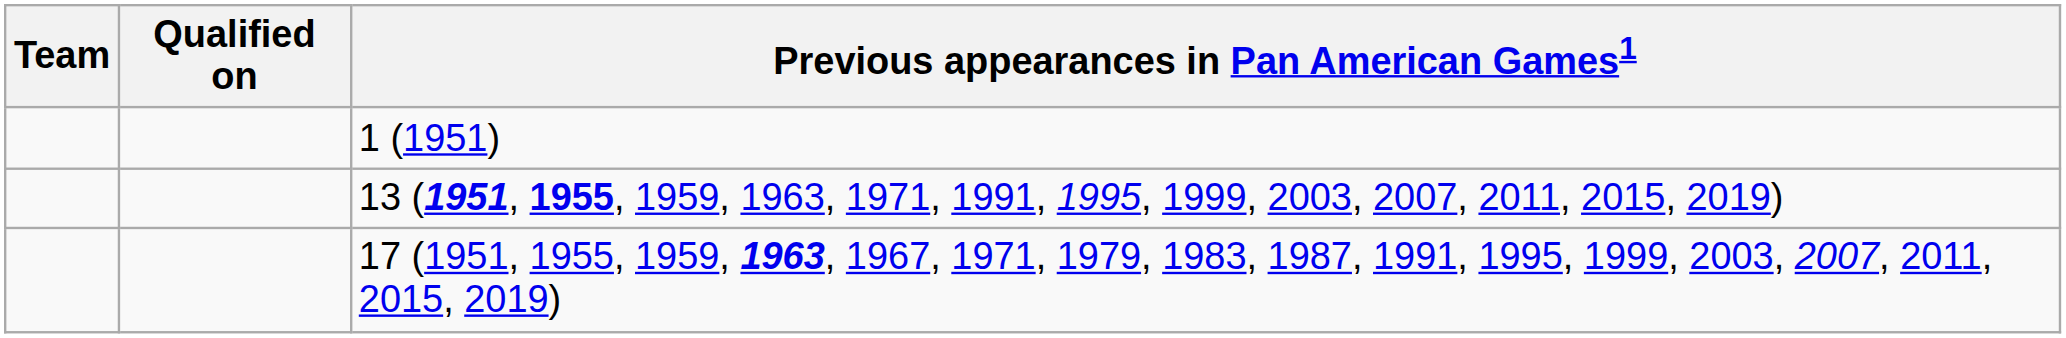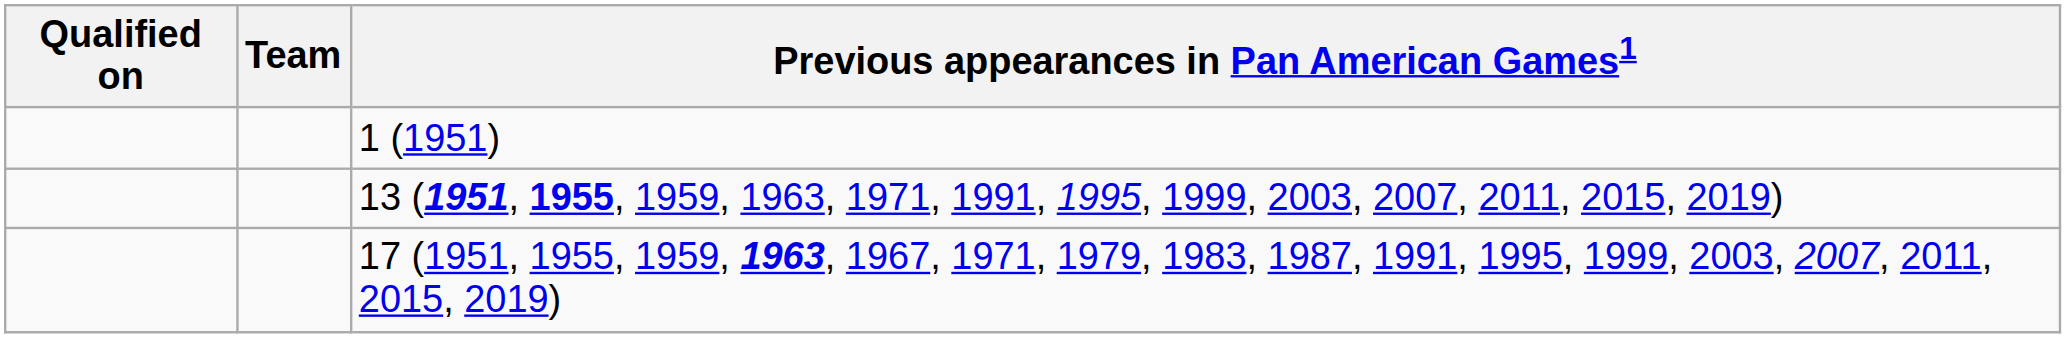columns swapped: (62, 55) <-> (234, 55)
